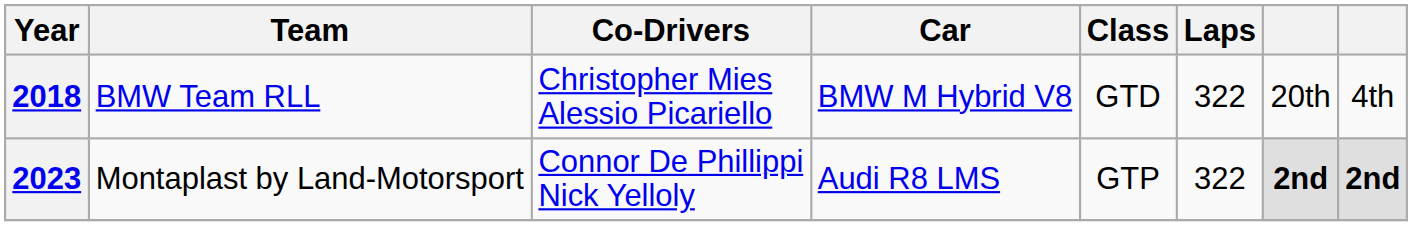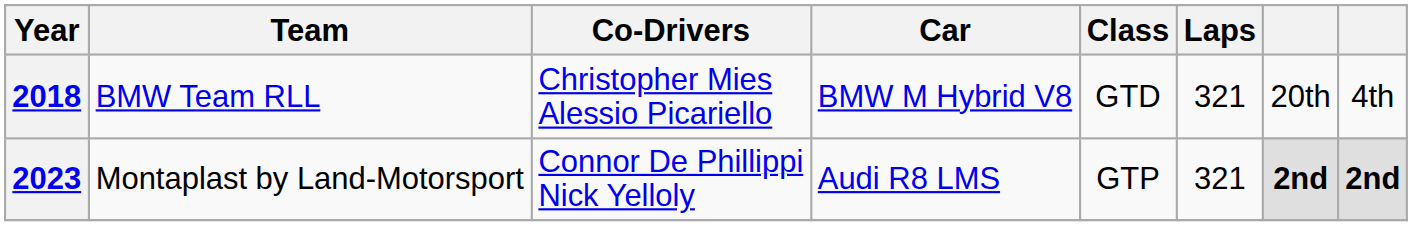(1220, 96) 322 -> (1220, 96) 321
(1220, 179) 322 -> (1220, 179) 321
